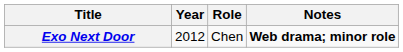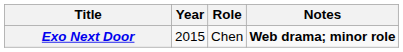(190, 36) 2012 -> (190, 36) 2015
